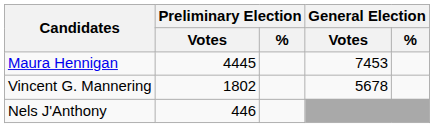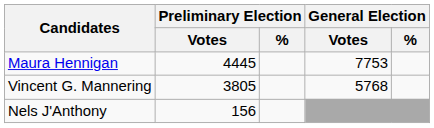(372, 63) 7453 -> (372, 63) 7753
(240, 87) 1802 -> (240, 87) 3805
(372, 87) 5678 -> (372, 87) 5768
(244, 110) 446 -> (244, 110) 156
